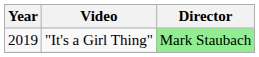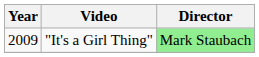(23, 40) 2019 -> (23, 40) 2009
